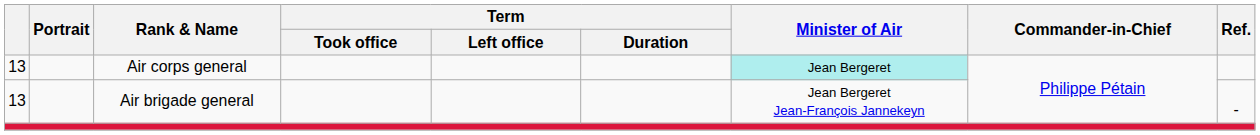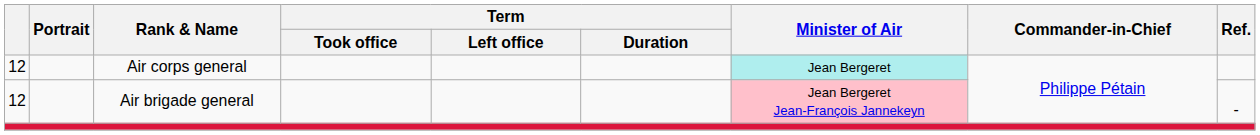(17, 67) 13 -> (17, 67) 12
(17, 101) 13 -> (17, 101) 12
(849, 102) no background -> (849, 102) pink background
